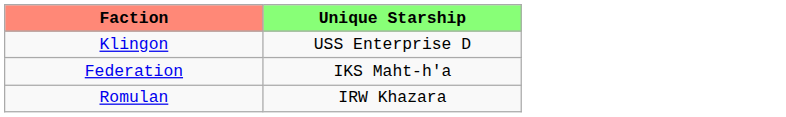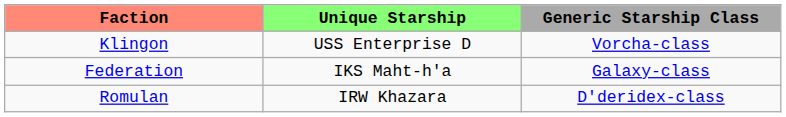+ column: (651, 18)
